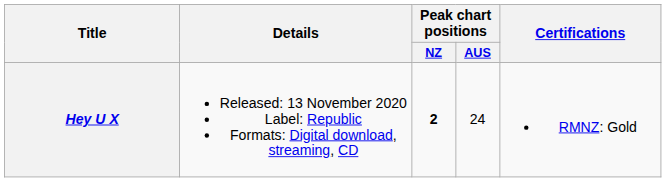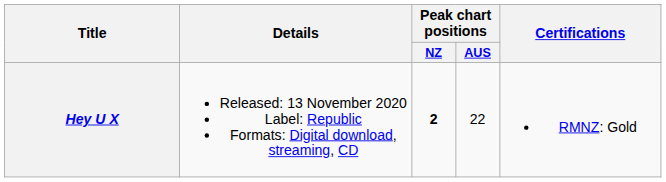(478, 119) 24 -> (478, 119) 22
